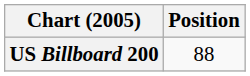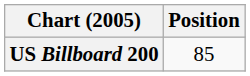(204, 53) 88 -> (204, 53) 85
